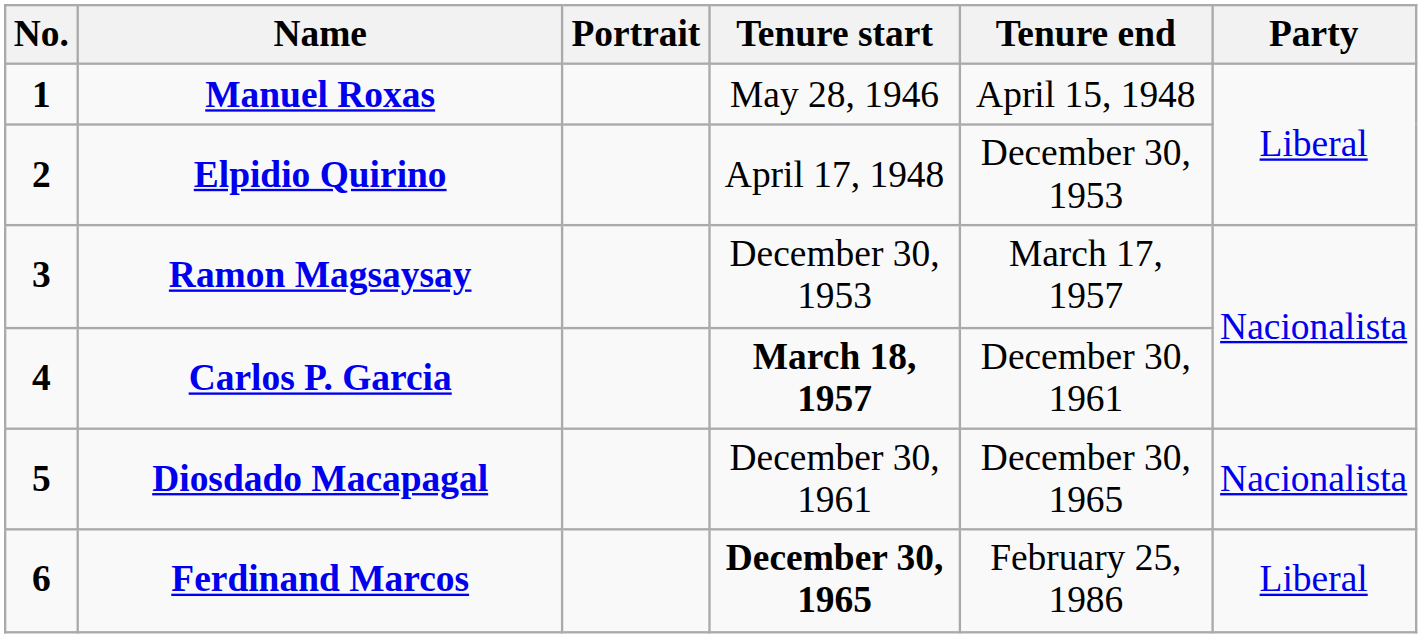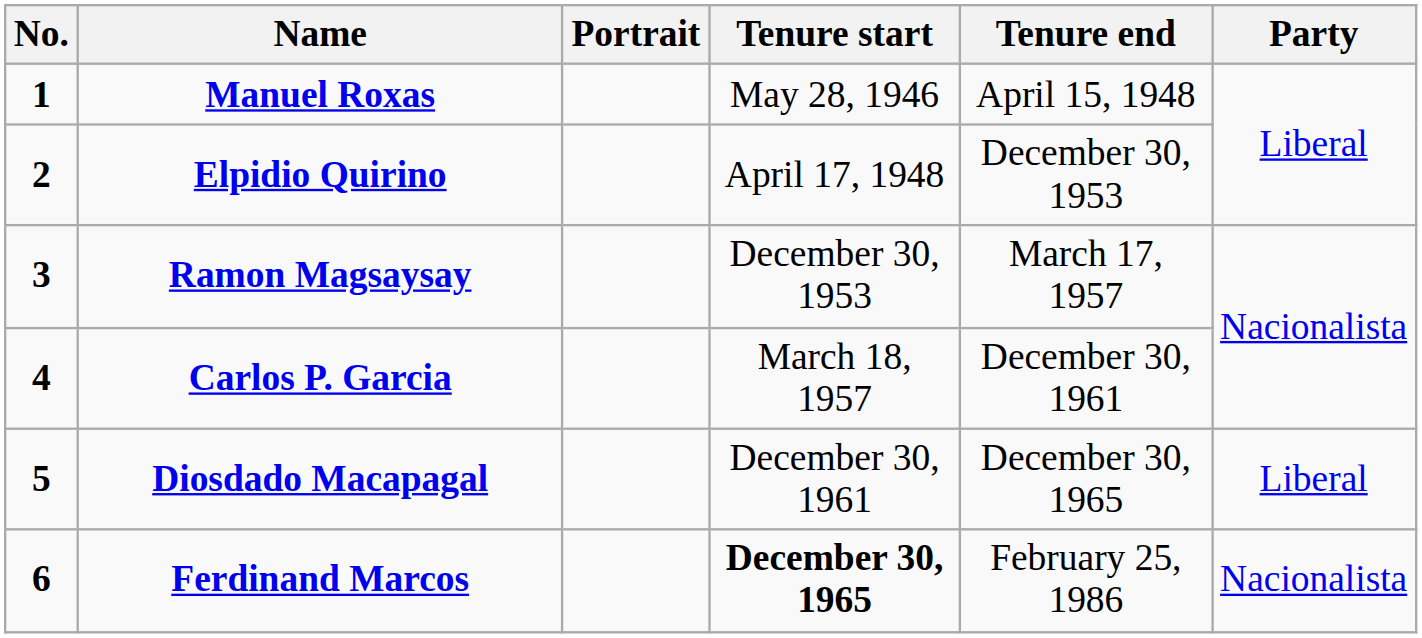(835, 376) bold -> (835, 376) normal
(1314, 478) Nacionalista -> (1314, 478) Liberal
(1314, 579) Liberal -> (1314, 579) Nacionalista
